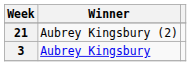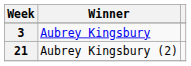rows swapped: (21, 51) <-> (21, 32)
